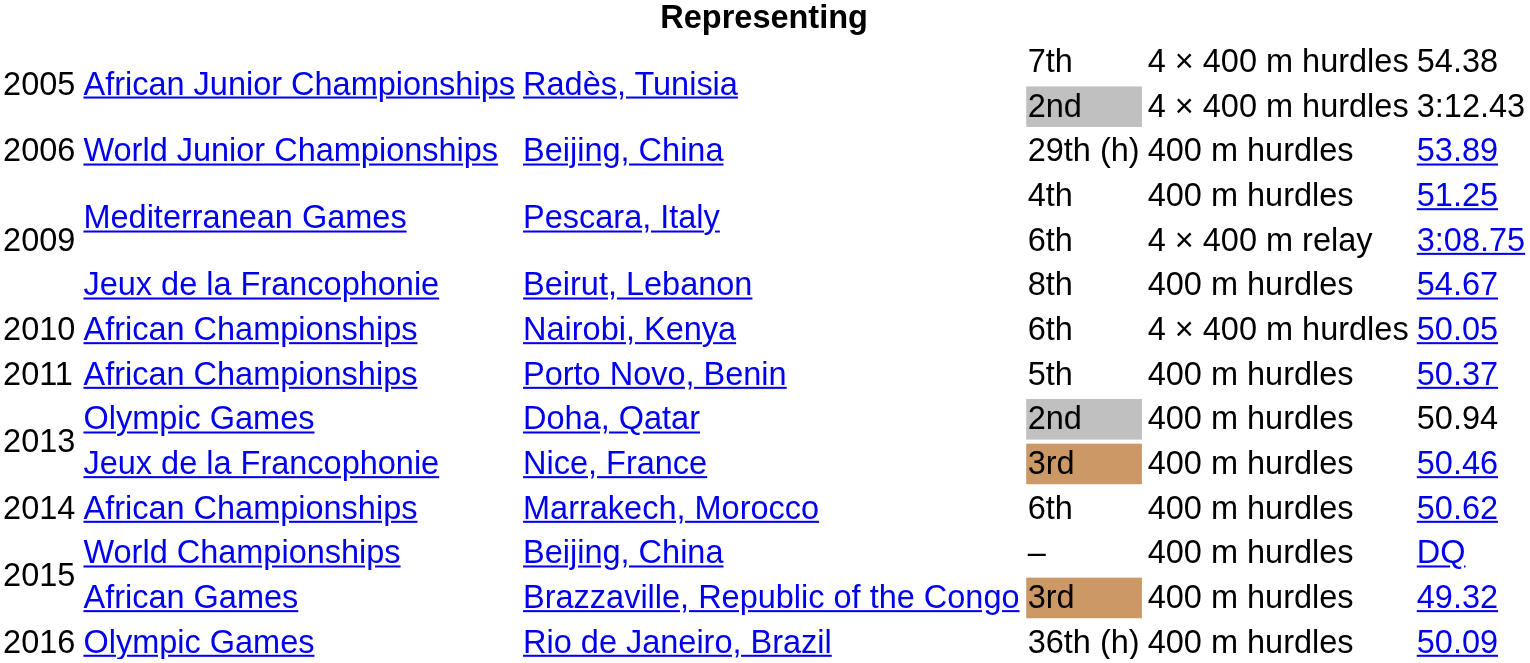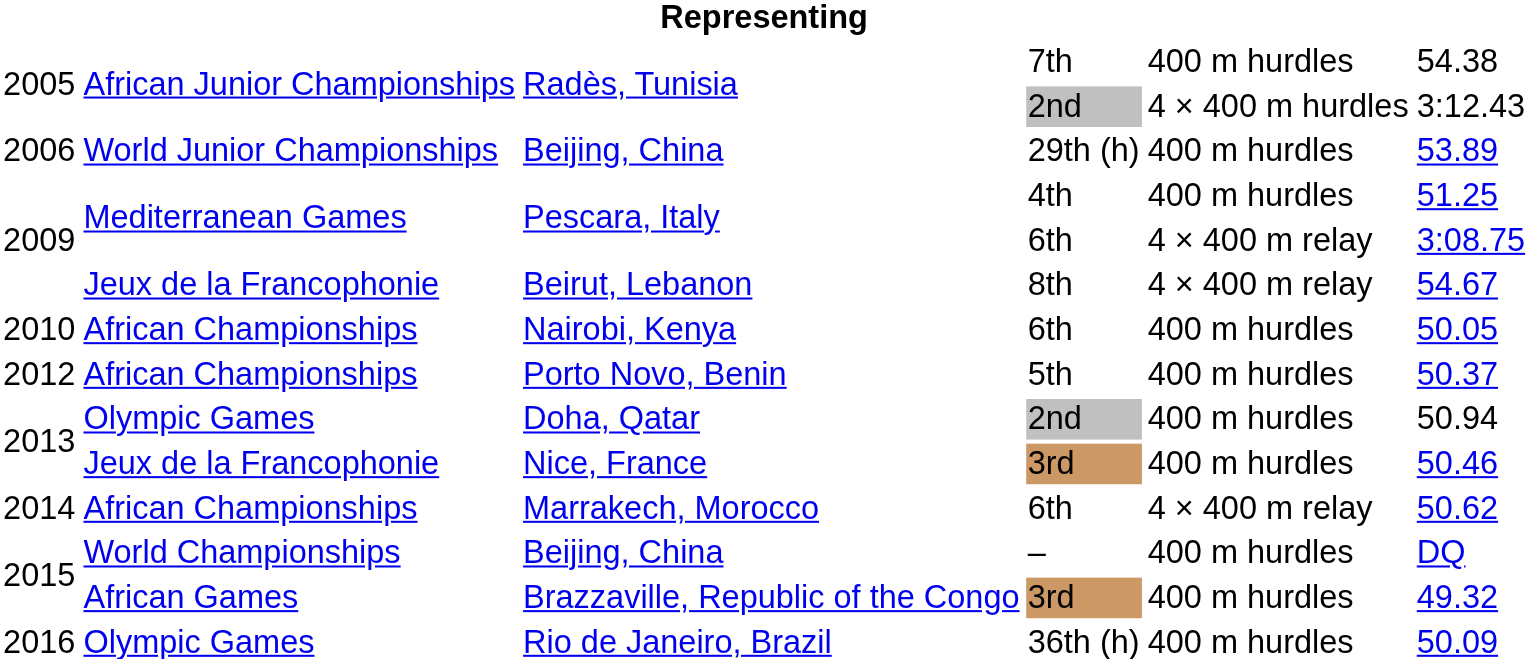(1278, 61) 4 × 400 m hurdles -> (1251, 61) 400 m hurdles
(1251, 284) 400 m hurdles -> (1260, 284) 4 × 400 m relay
(1278, 329) 4 × 400 m hurdles -> (1251, 329) 400 m hurdles
(38, 374) 2011 -> (39, 374) 2012
(1251, 508) 400 m hurdles -> (1260, 508) 4 × 400 m relay
